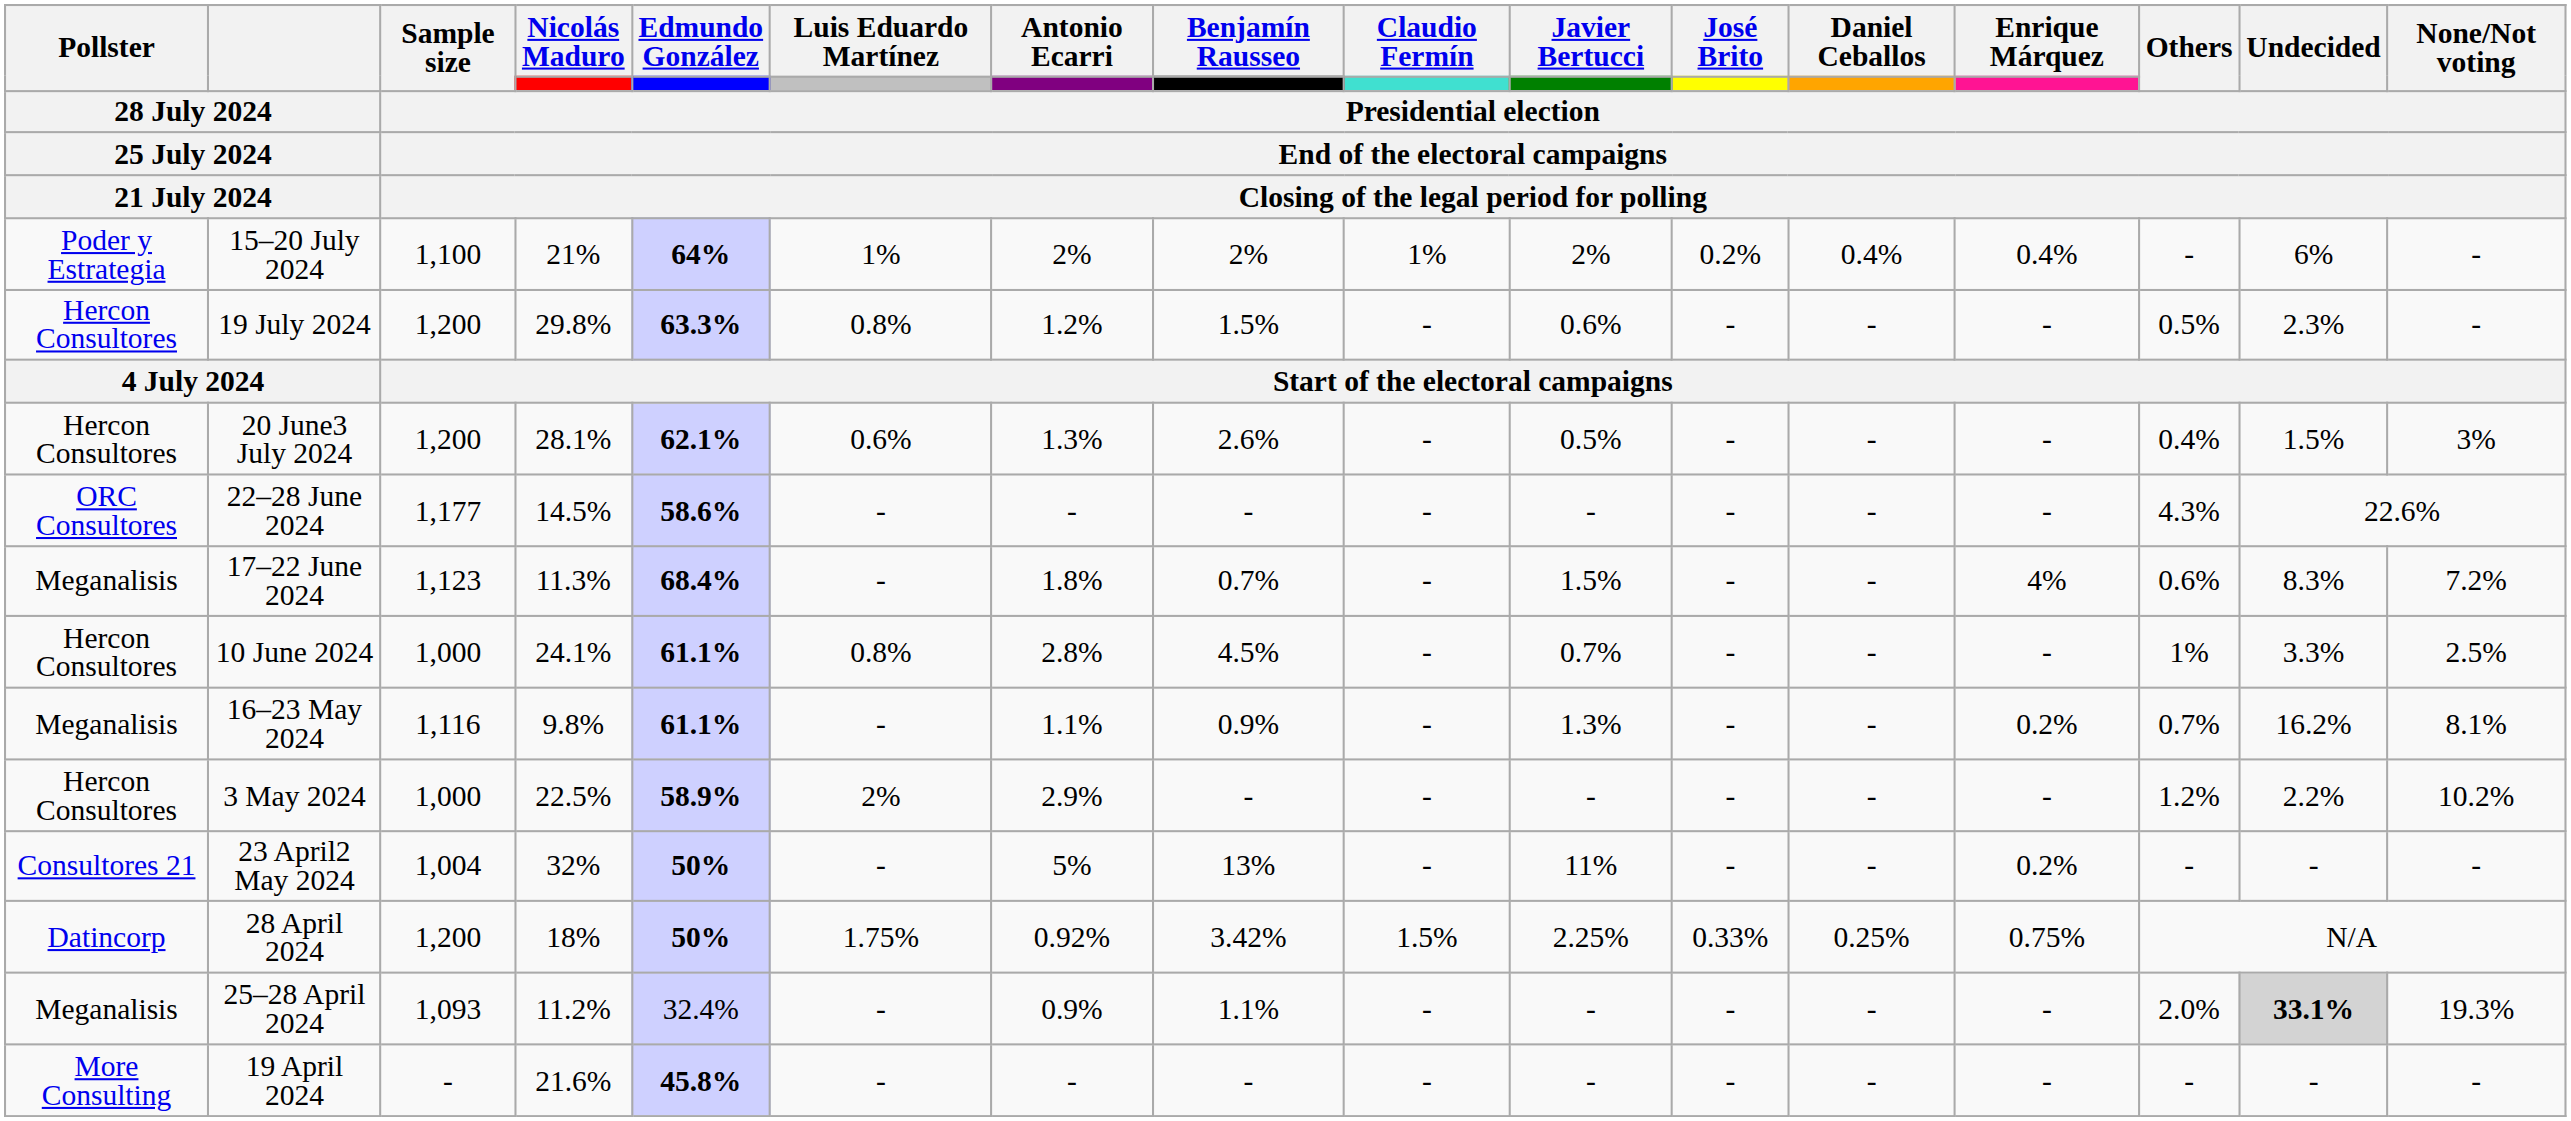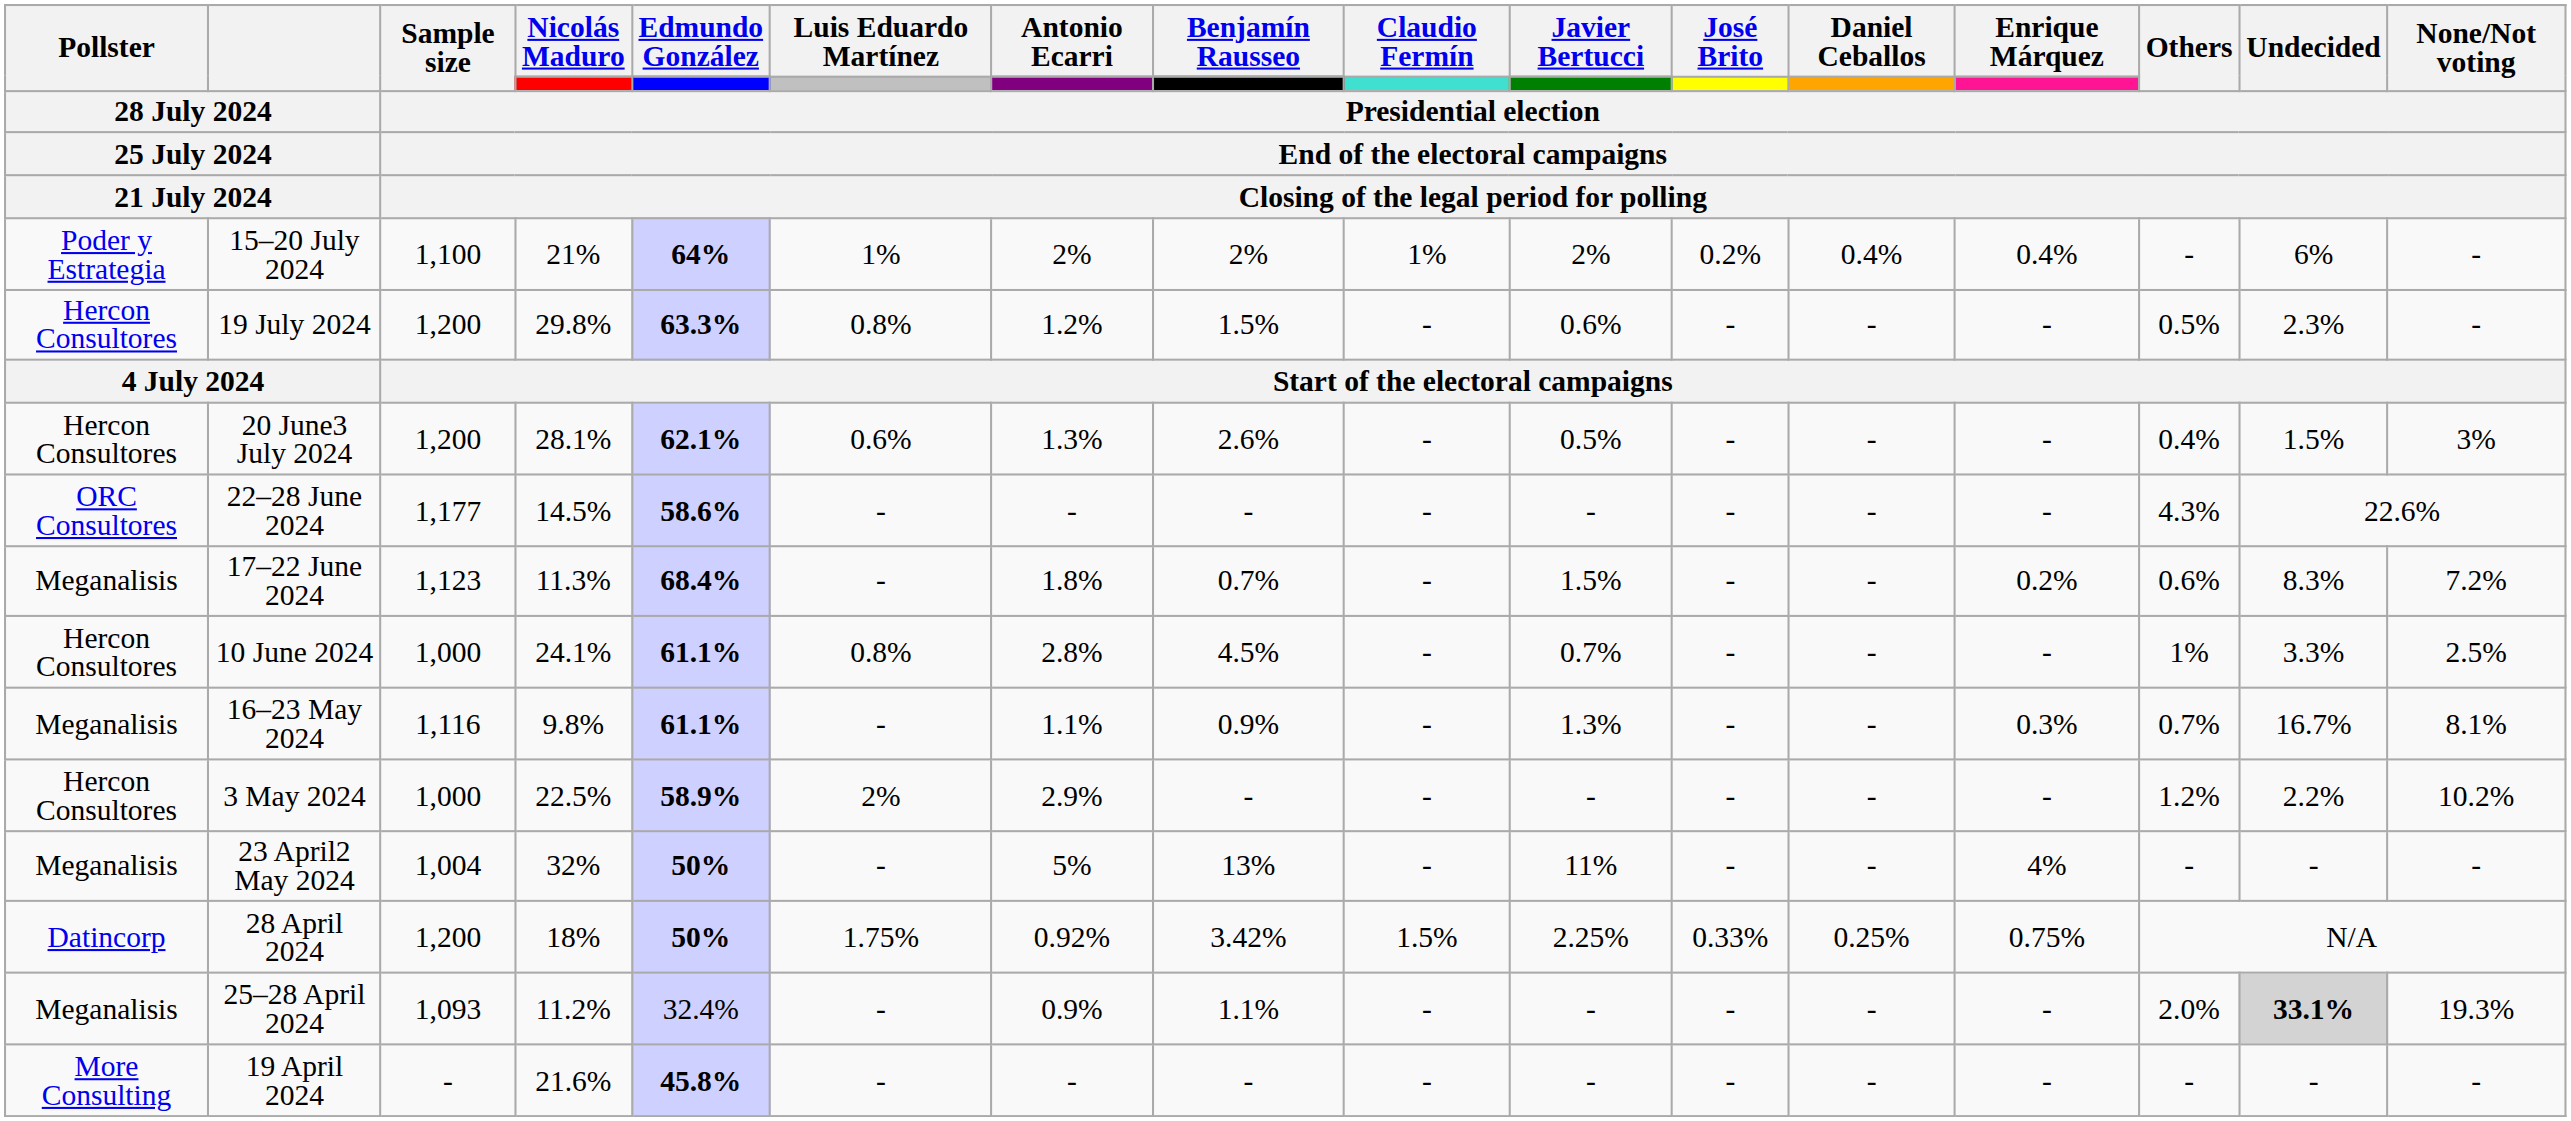(2047, 581) 4% -> (2047, 581) 0.2%
(2047, 724) 0.2% -> (2047, 724) 0.3%
(2314, 724) 16.2% -> (2314, 724) 16.7%
(107, 866) Consultores 21 -> (107, 866) Meganalisis
(2047, 866) 0.2% -> (2047, 866) 4%
